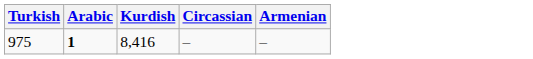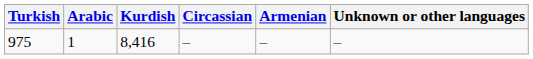+ column: (429, 16)
(71, 41) bold -> (71, 41) normal
